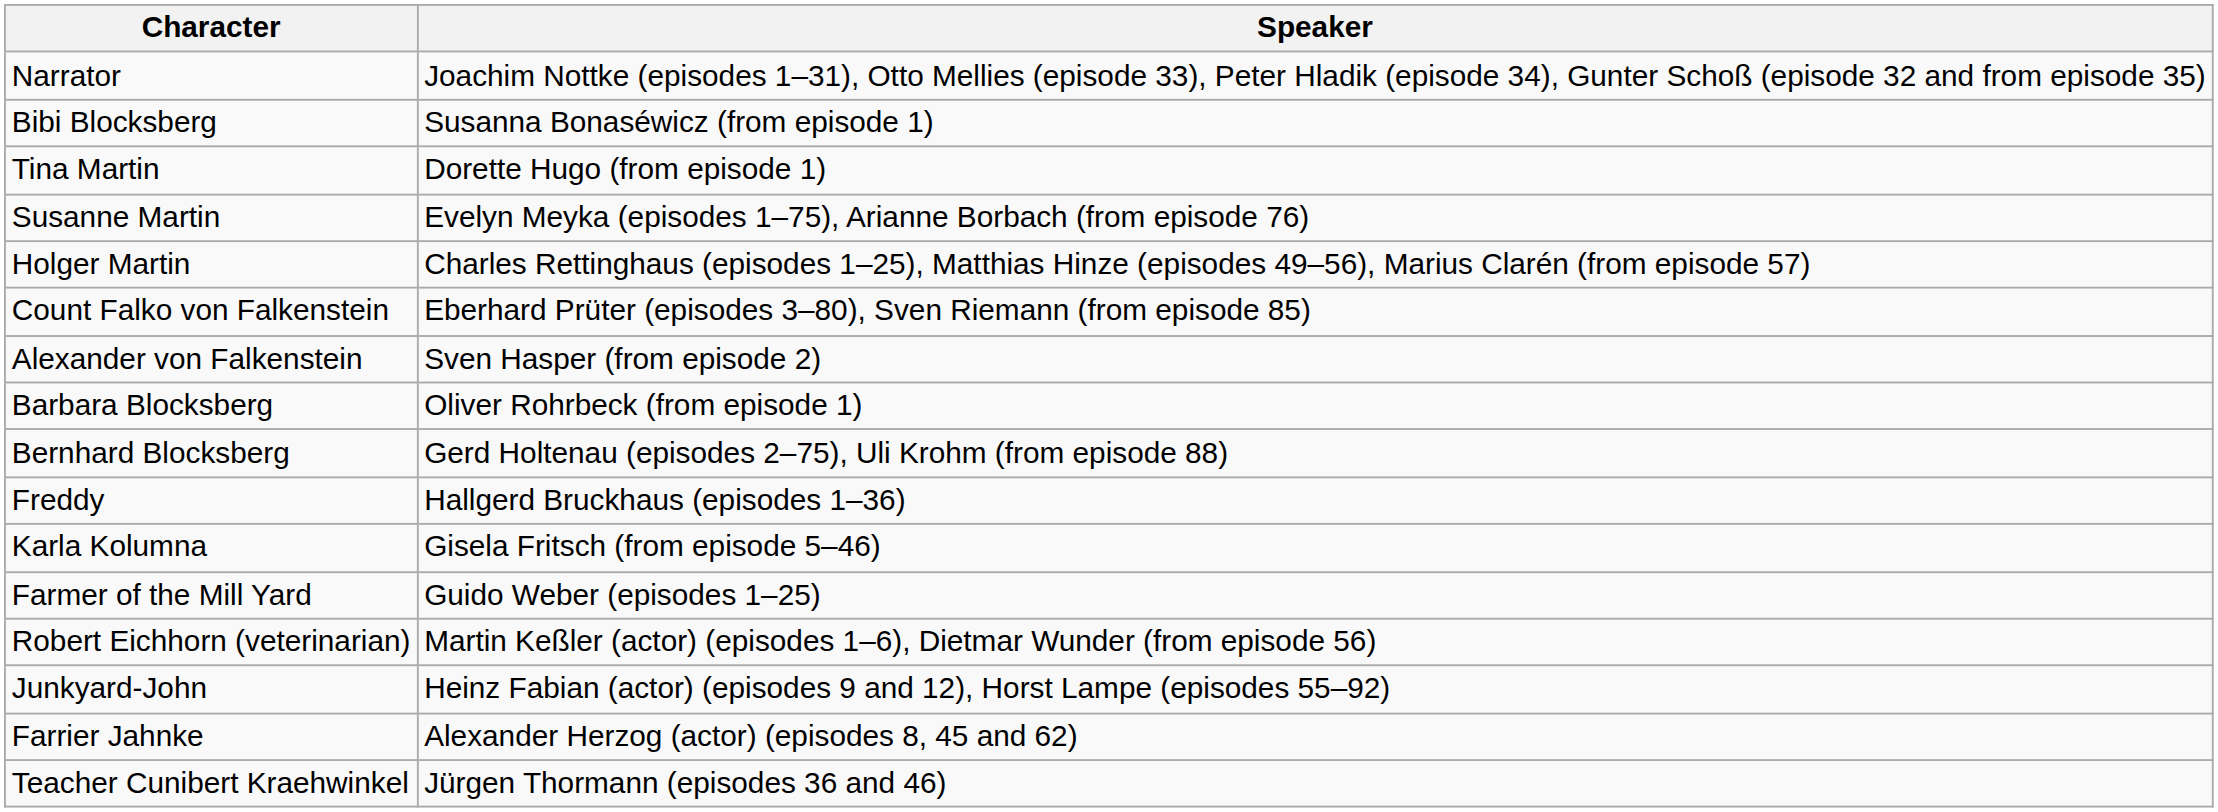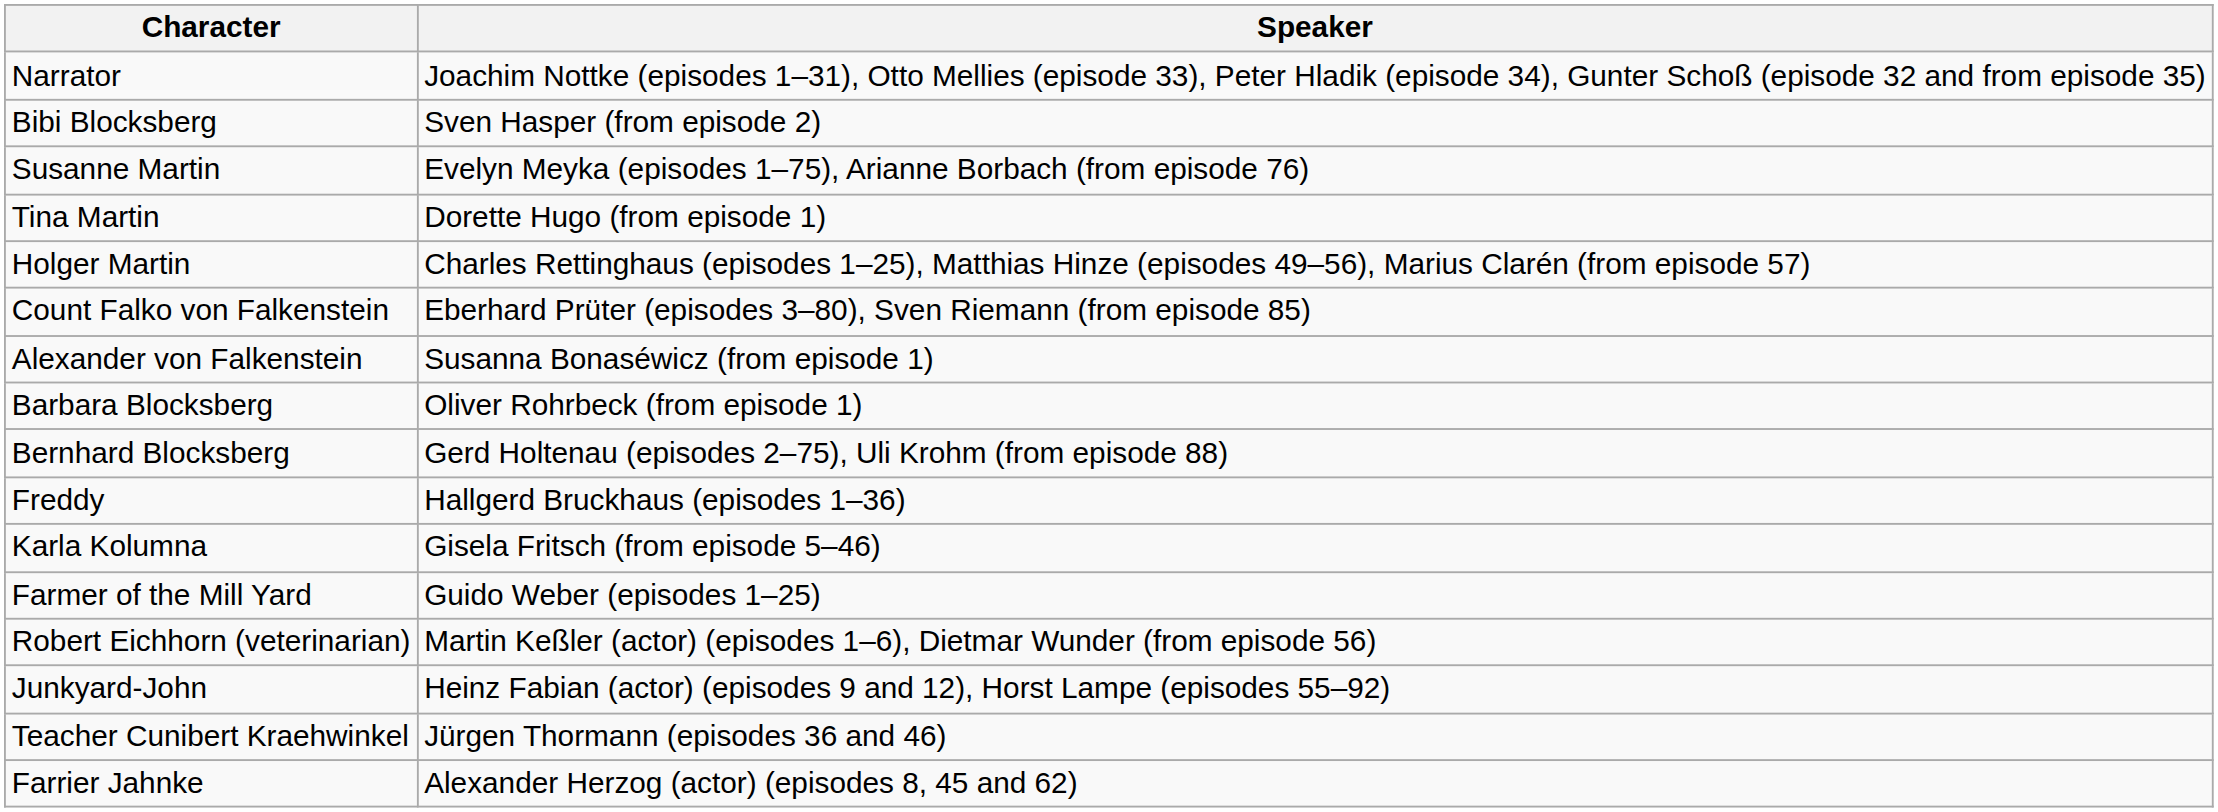(679, 122) Susanna Bonaséwicz (from episode 1) -> (623, 122) Sven Hasper (from episode 2)
rows swapped: (86, 169) <-> (116, 216)
(623, 358) Sven Hasper (from episode 2) -> (679, 358) Susanna Bonaséwicz (from episode 1)
rows swapped: (108, 736) <-> (210, 783)
